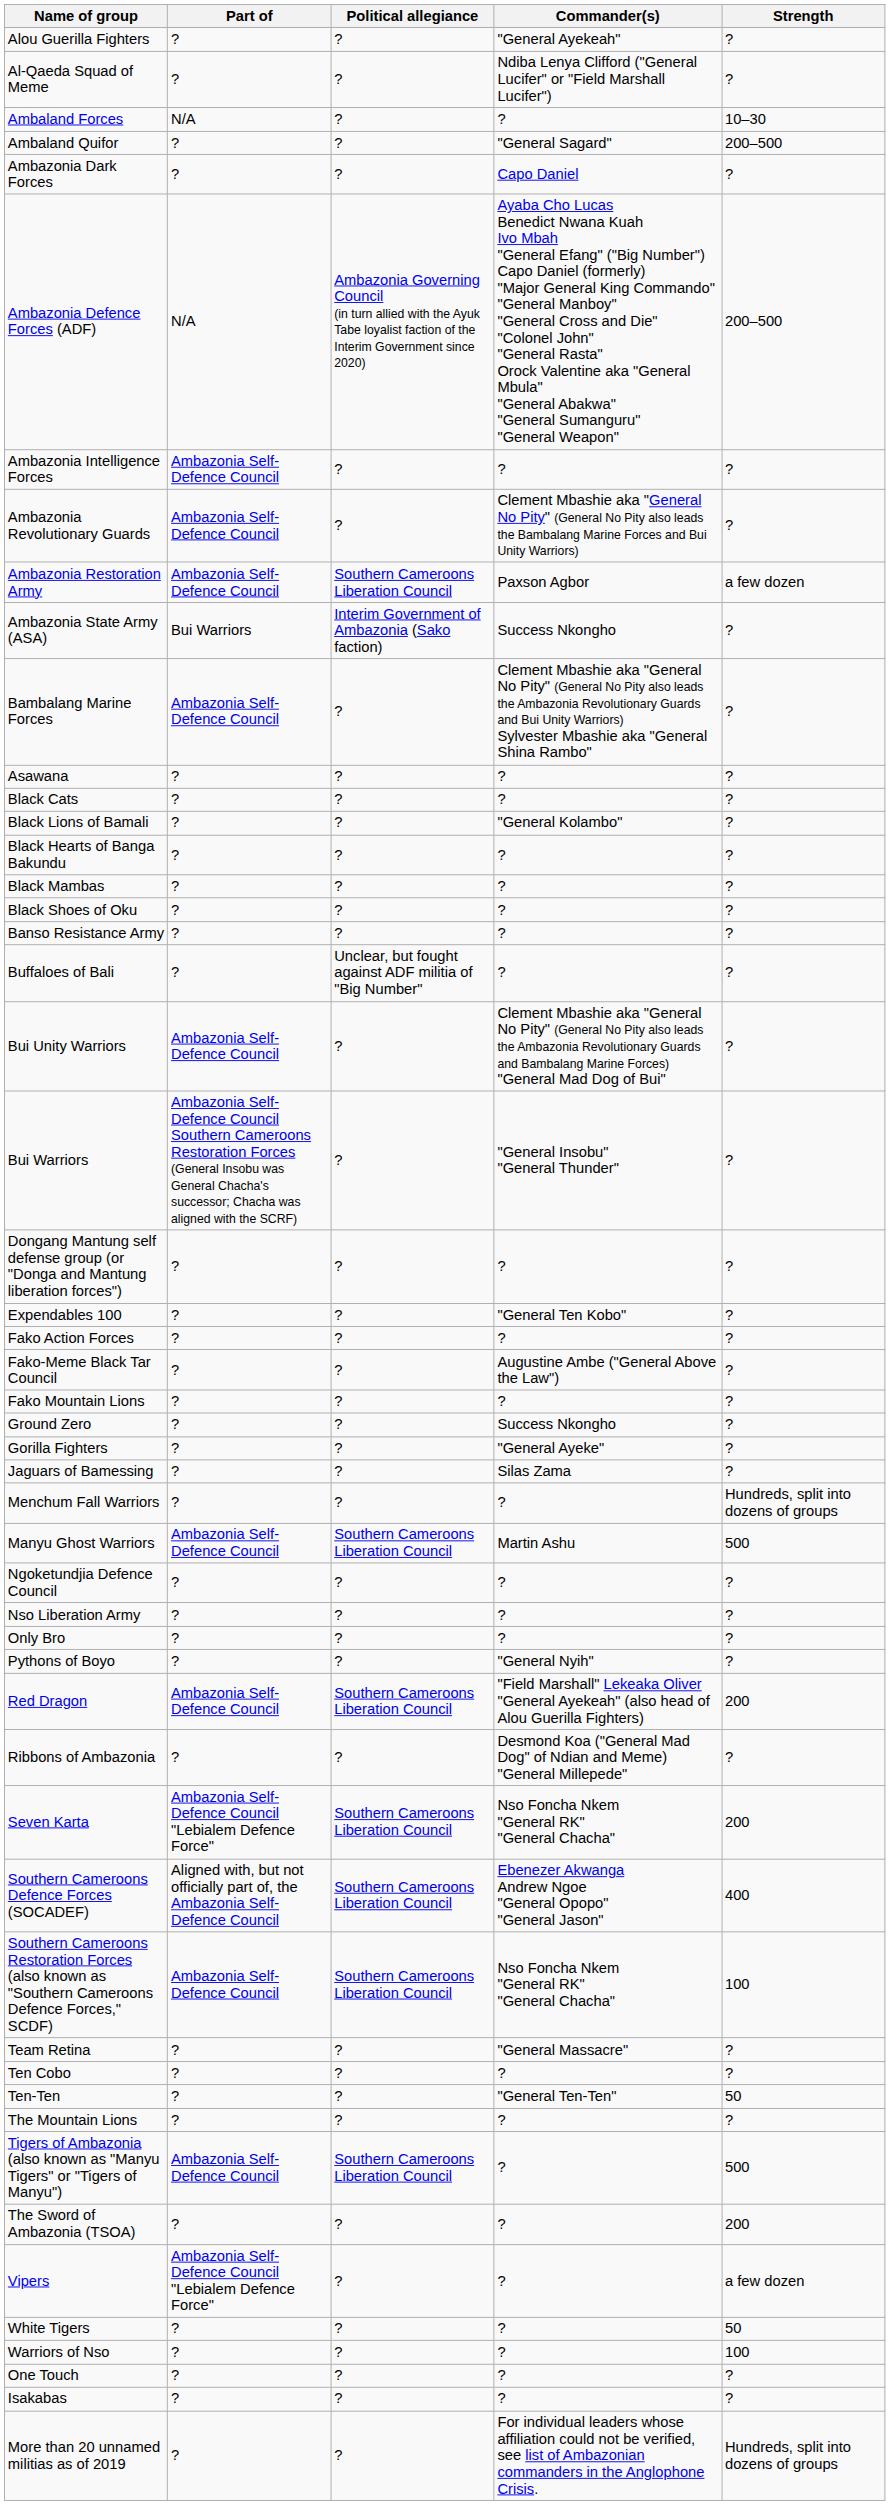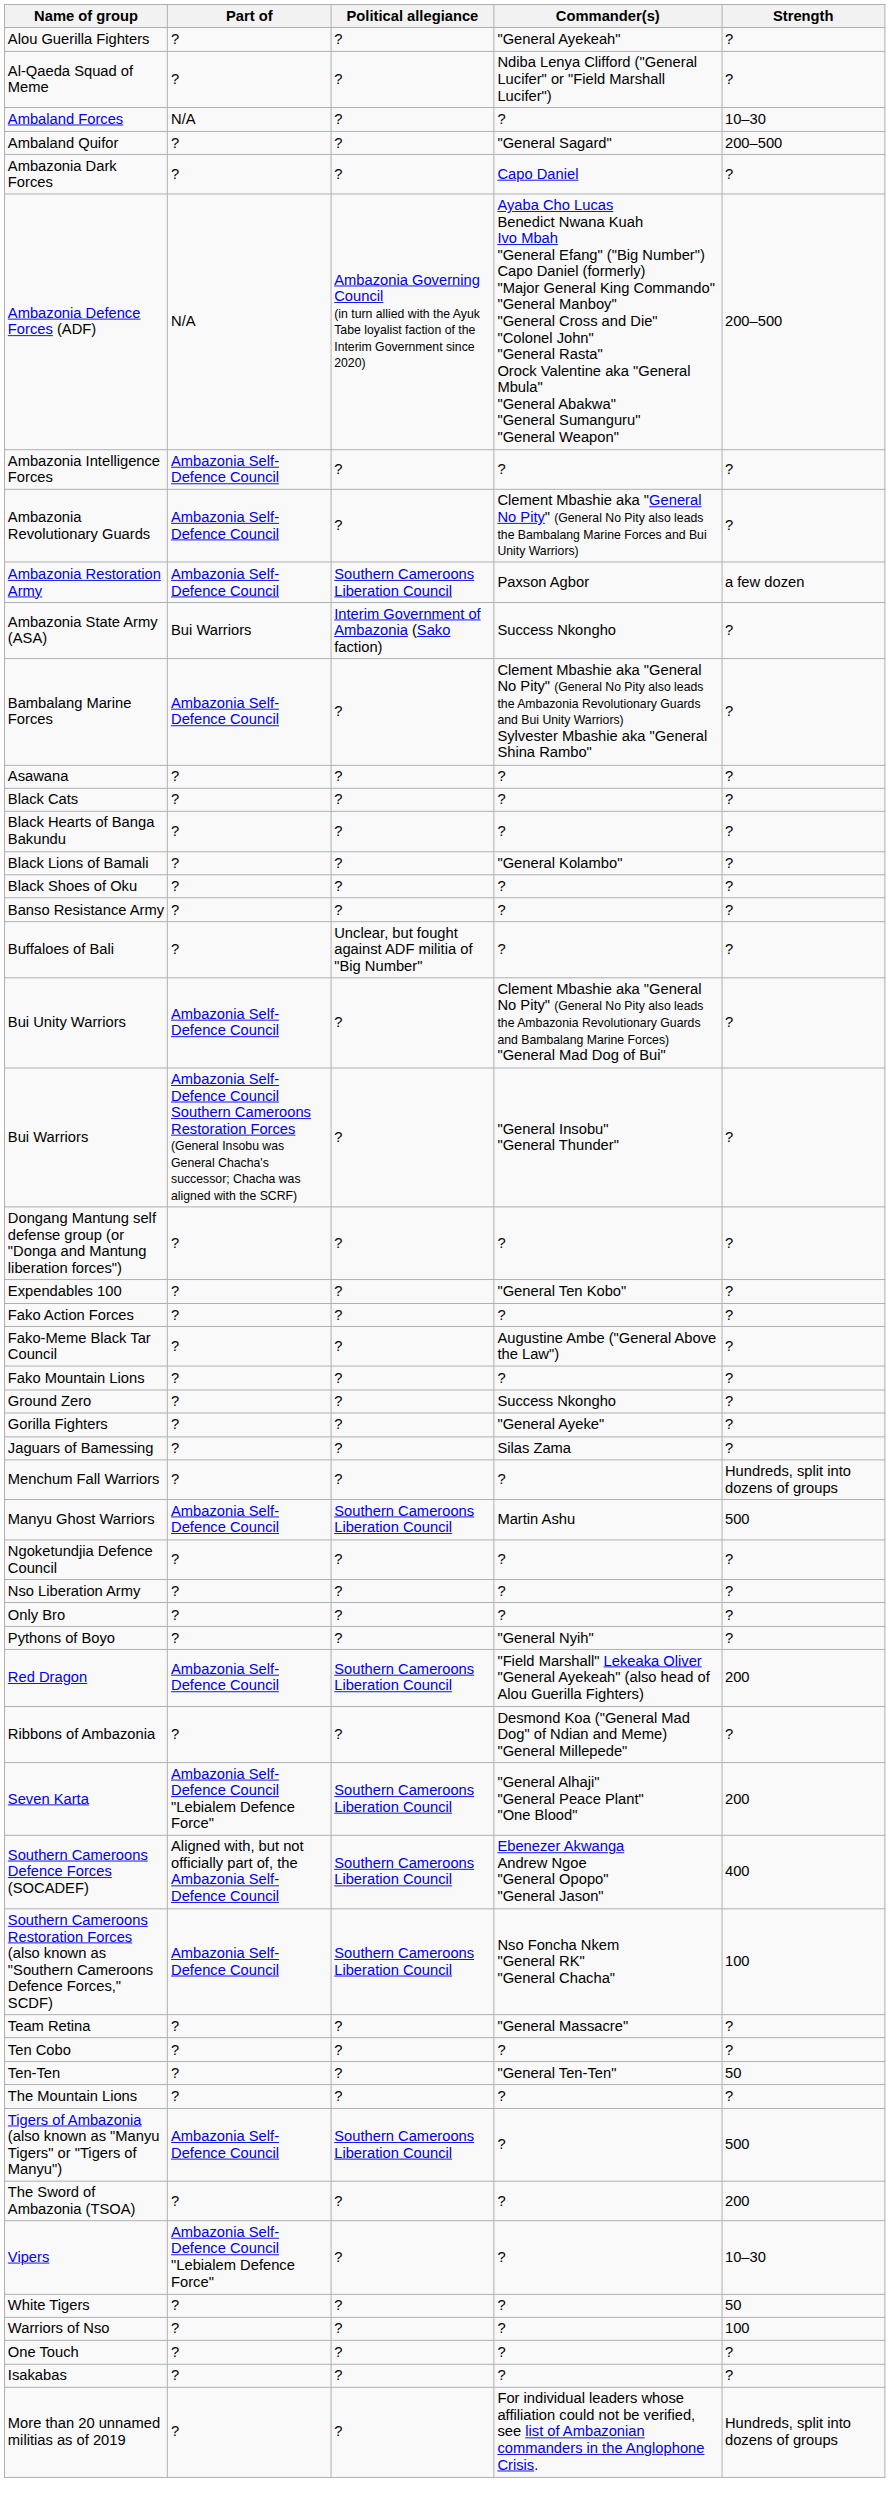rows swapped: (81, 854) <-> (78, 823)
- row: (56, 886)
(558, 1822) Nso Foncha Nkem "General RK" "General Chacha" -> (571, 1799) "General Alhaji" "General Peace Plant" "One Blood"
(765, 2280) a few dozen -> (745, 2257) 10–30
